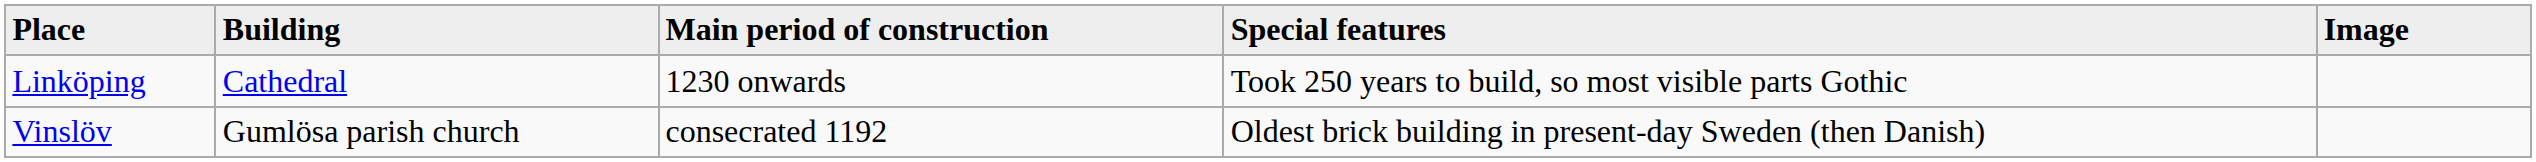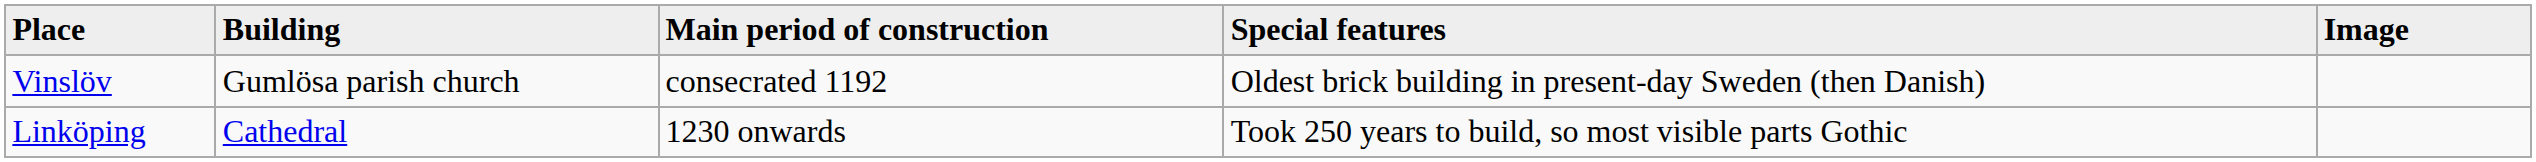rows swapped: (62, 131) <-> (79, 80)
